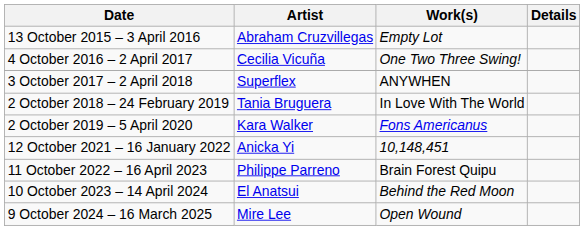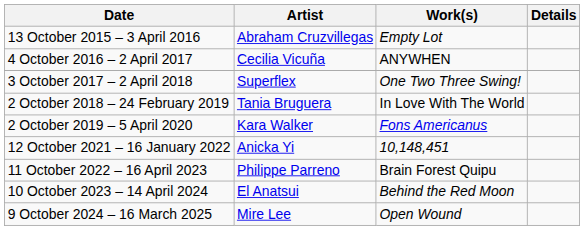(450, 59) One Two Three Swing! -> (415, 59) ANYWHEN
(415, 81) ANYWHEN -> (450, 81) One Two Three Swing!
